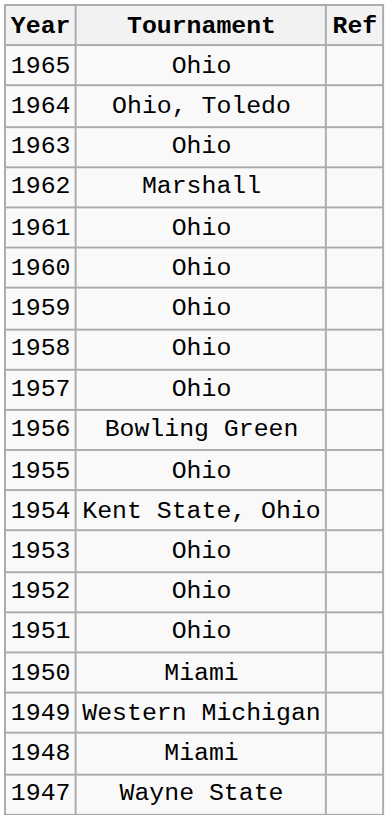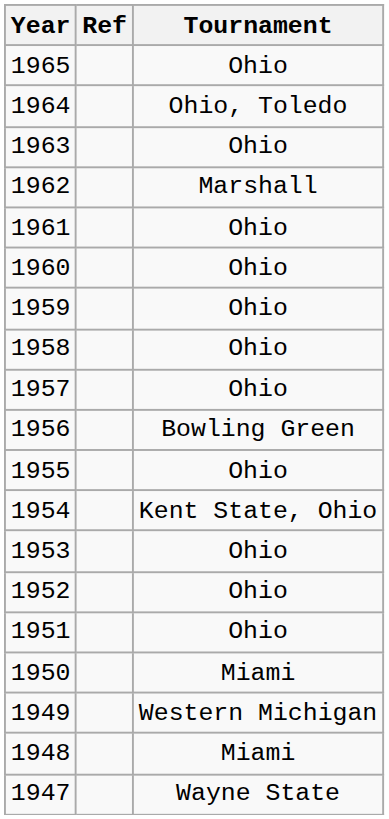columns swapped: (202, 25) <-> (355, 25)
